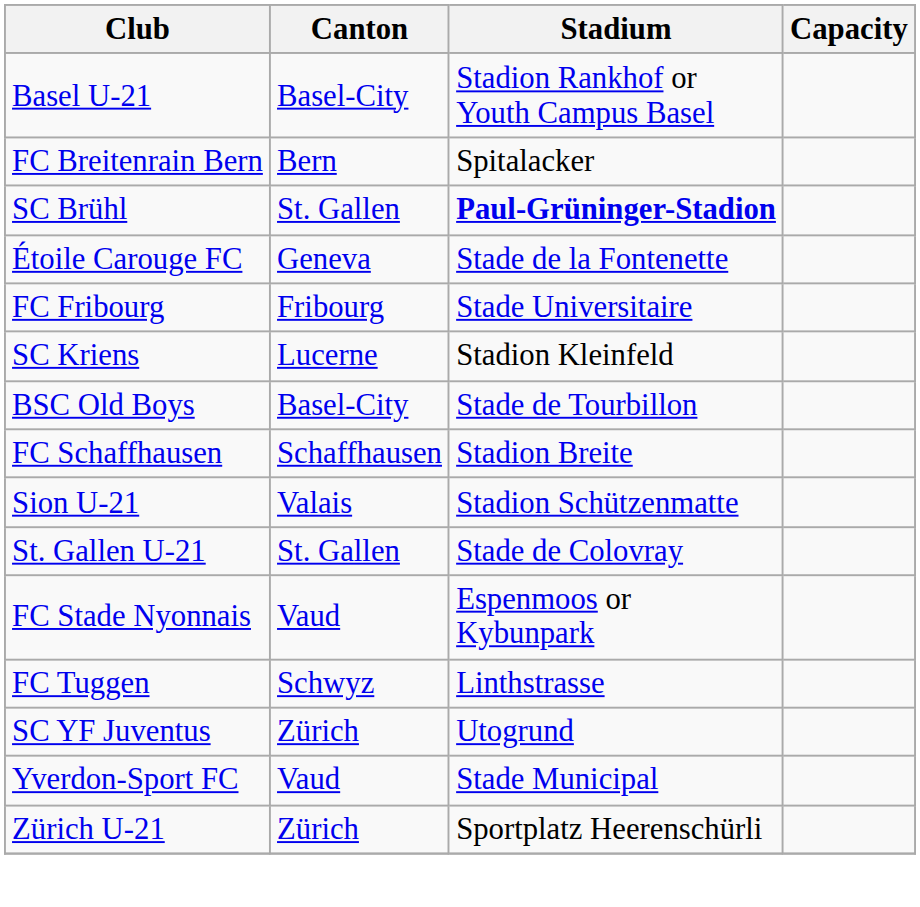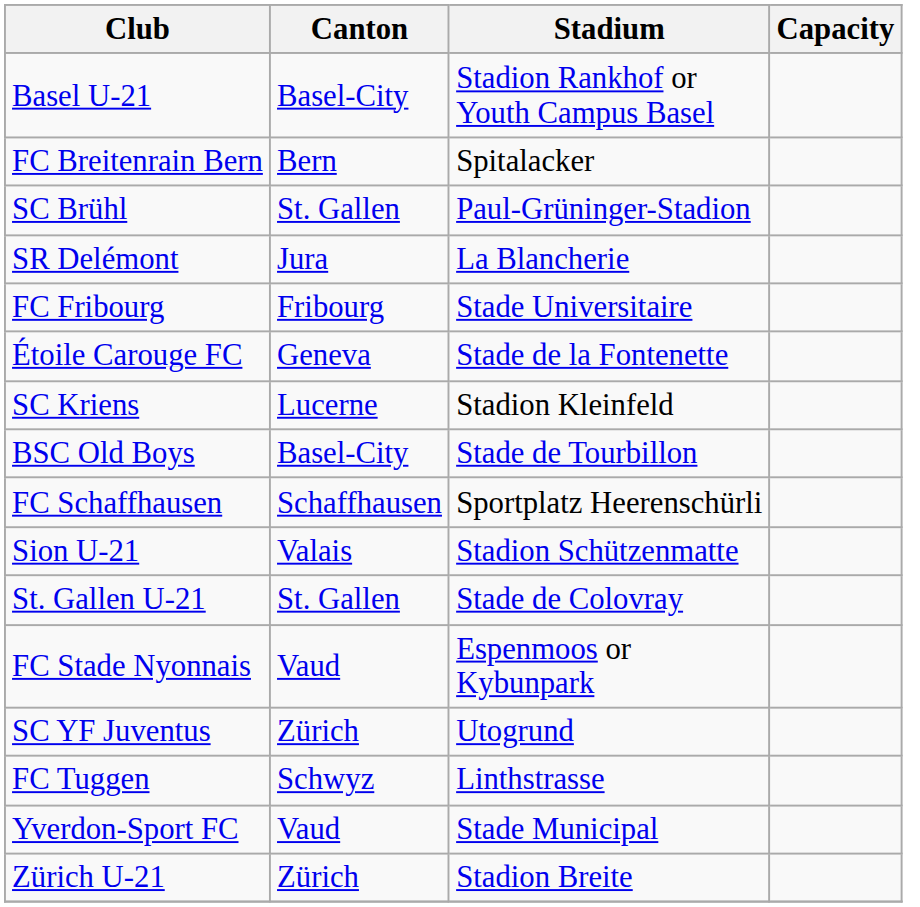(616, 209) bold -> (603, 209) normal
+ row: (95, 258)
rows swapped: (127, 258) <-> (88, 307)
(544, 453) Stadion Breite -> (609, 501) Sportplatz Heerenschürli
rows swapped: (81, 682) <-> (111, 731)
(609, 828) Sportplatz Heerenschürli -> (544, 877) Stadion Breite
